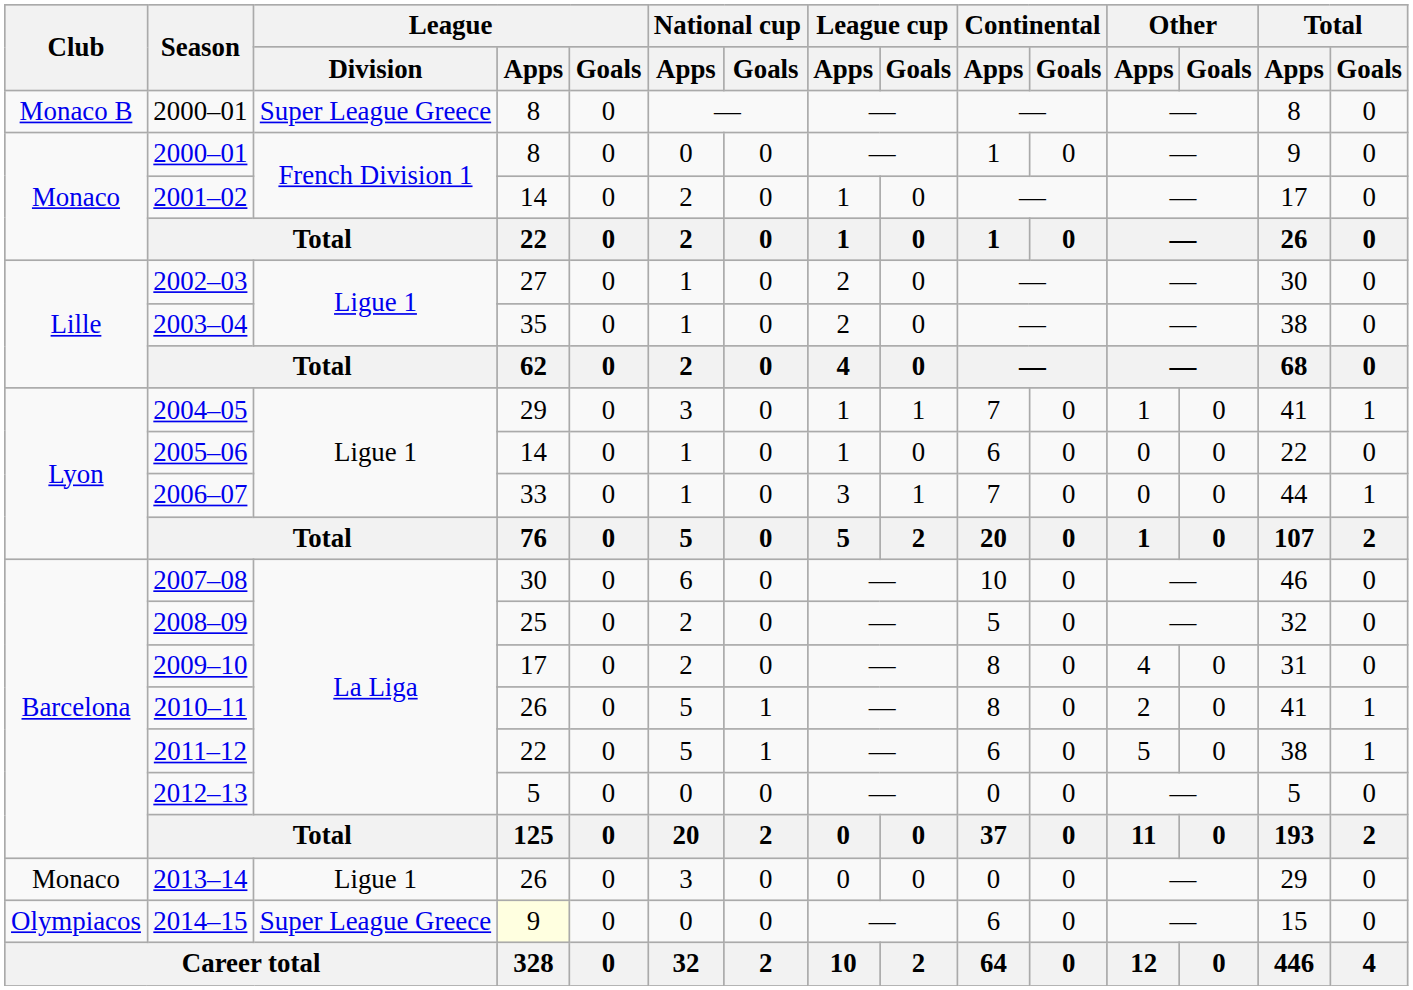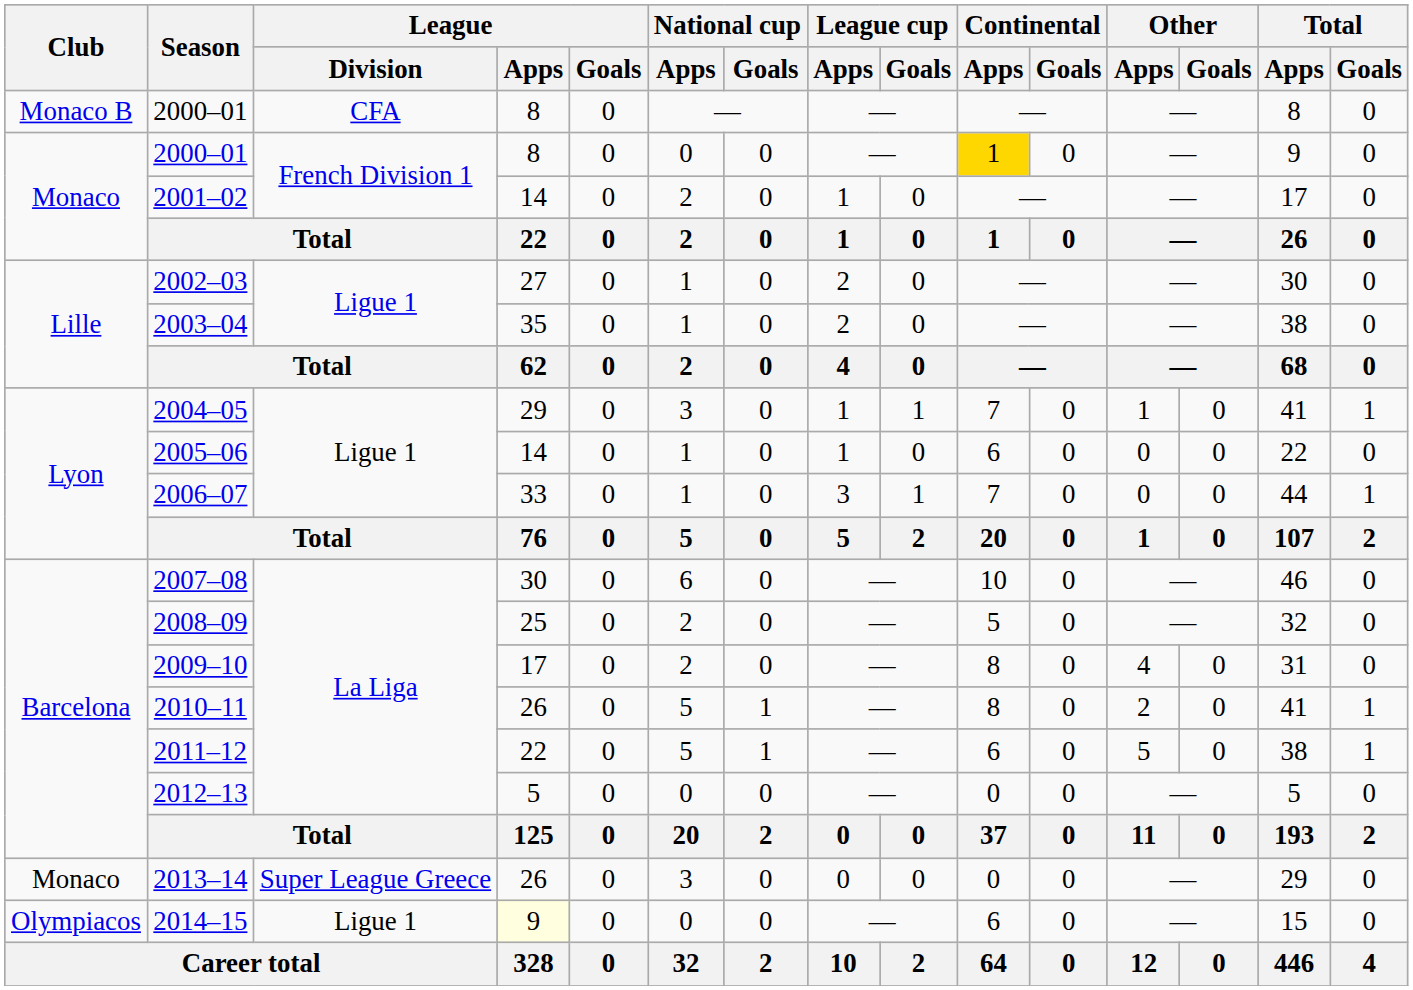(375, 111) Super League Greece -> (375, 111) CFA
(993, 153) no background -> (993, 153) gold background
(375, 878) Ligue 1 -> (375, 878) Super League Greece
(375, 921) Super League Greece -> (375, 921) Ligue 1
